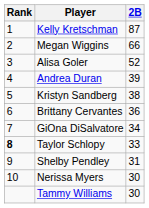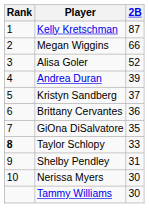(134, 95) 38 -> (134, 95) 37
(134, 128) 34 -> (134, 128) 35
